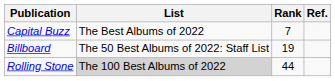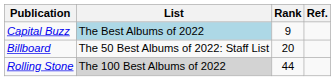(141, 31) no background -> (141, 31) lightblue background
(288, 31) 7 -> (288, 31) 9
(288, 48) 19 -> (288, 48) 20
